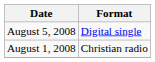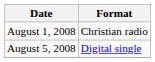rows swapped: (41, 48) <-> (41, 31)
